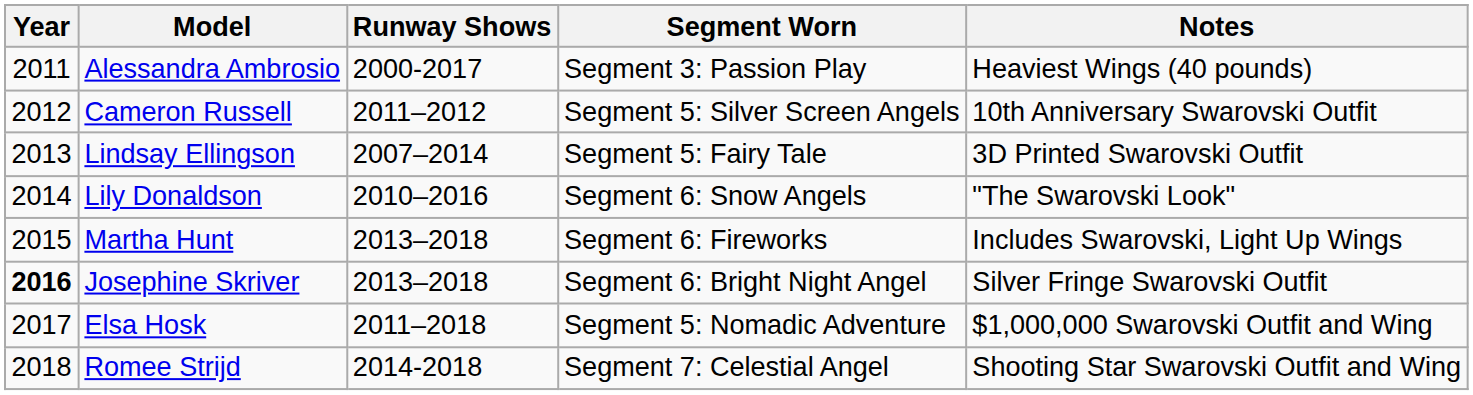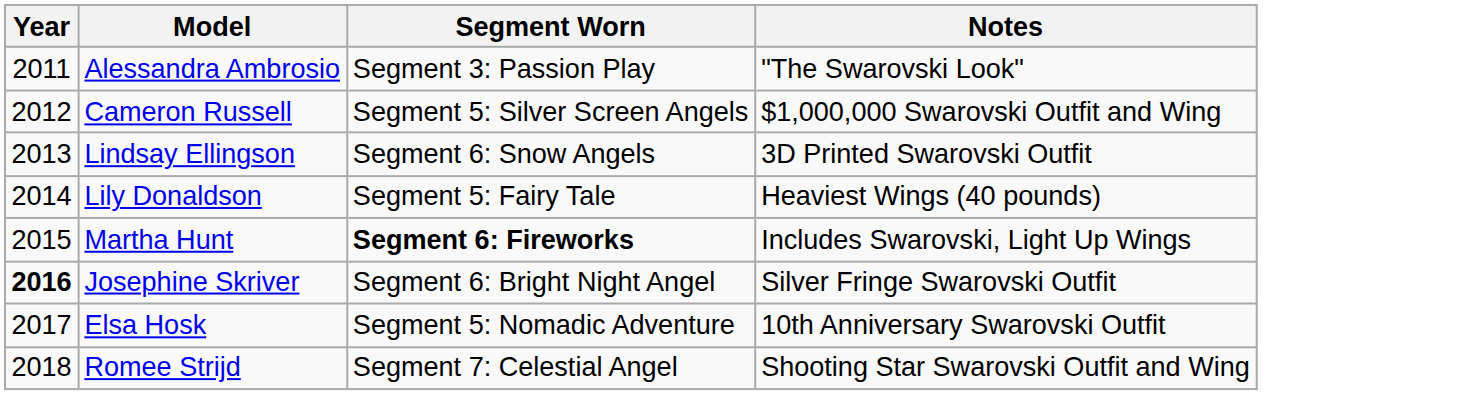- column: (452, 26)
(1142, 69) Heaviest Wings (40 pounds) -> (893, 69) "The Swarovski Look"
(1175, 111) 10th Anniversary Swarovski Outfit -> (991, 111) $1,000,000 Swarovski Outfit and Wing
(695, 154) Segment 5: Fairy Tale -> (504, 154) Segment 6: Snow Angels
(715, 197) Segment 6: Snow Angels -> (484, 197) Segment 5: Fairy Tale
(1104, 197) "The Swarovski Look" -> (931, 197) Heaviest Wings (40 pounds)
(696, 239) normal -> (493, 239) bold
(1202, 325) $1,000,000 Swarovski Outfit and Wing -> (963, 325) 10th Anniversary Swarovski Outfit
